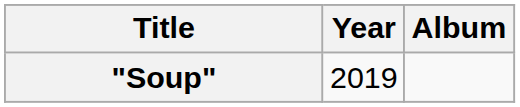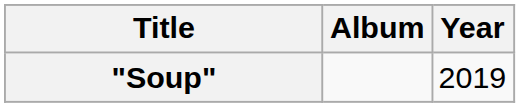columns swapped: (364, 28) <-> (459, 28)
